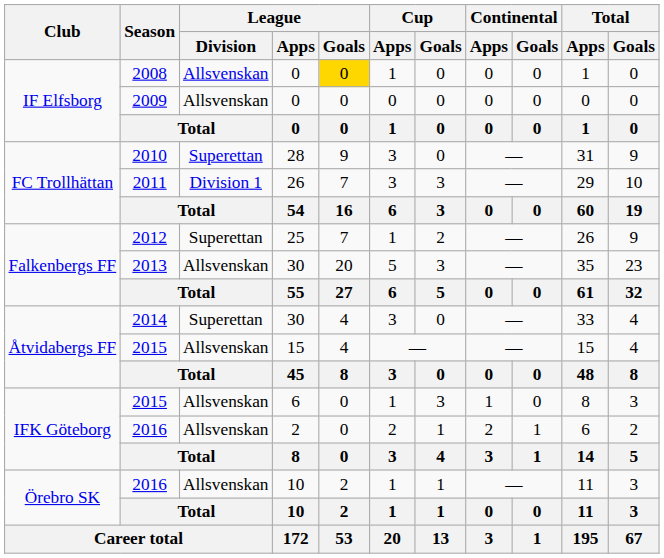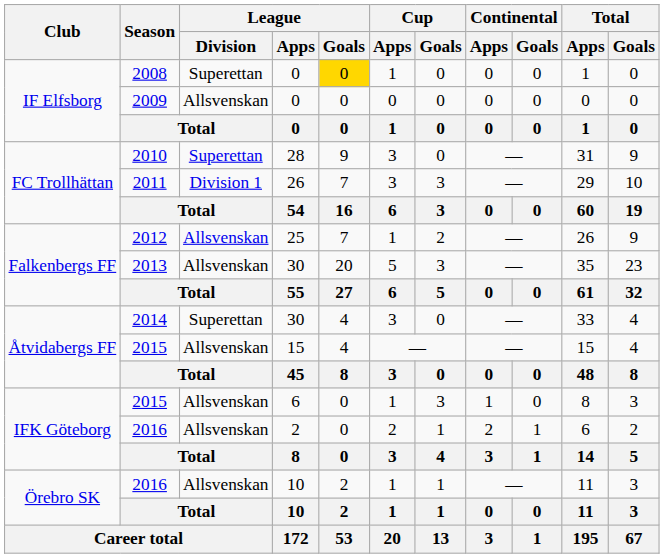(226, 73) Allsvenskan -> (226, 73) Superettan
(226, 237) Superettan -> (226, 237) Allsvenskan
